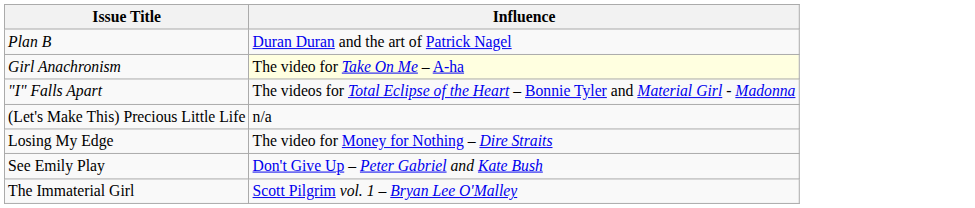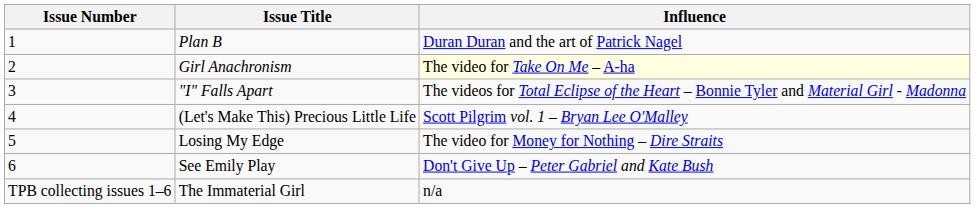+ column: (90, 16)
(262, 116) n/a -> (555, 116) Scott Pilgrim vol. 1 – Bryan Lee O'Malley
(385, 191) Scott Pilgrim vol. 1 – Bryan Lee O'Malley -> (433, 191) n/a
